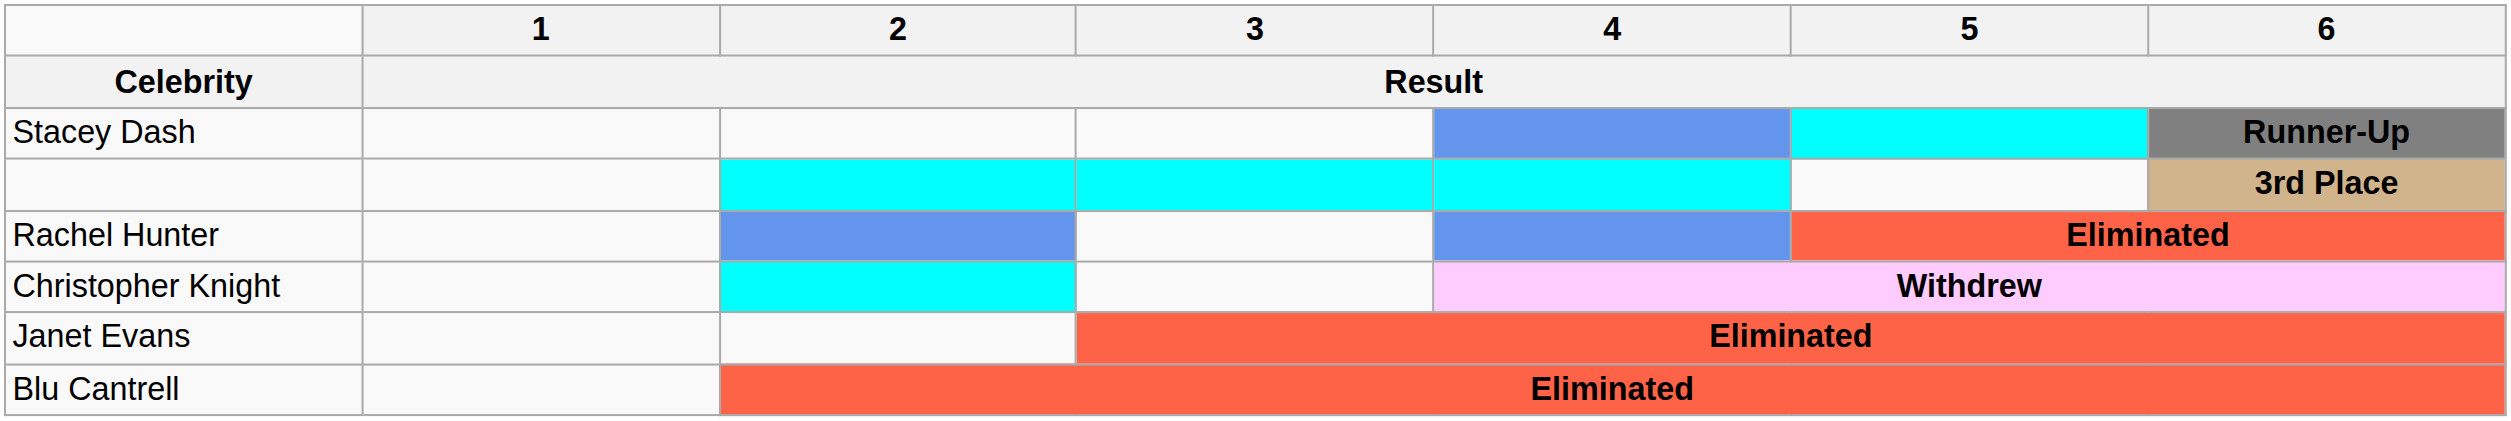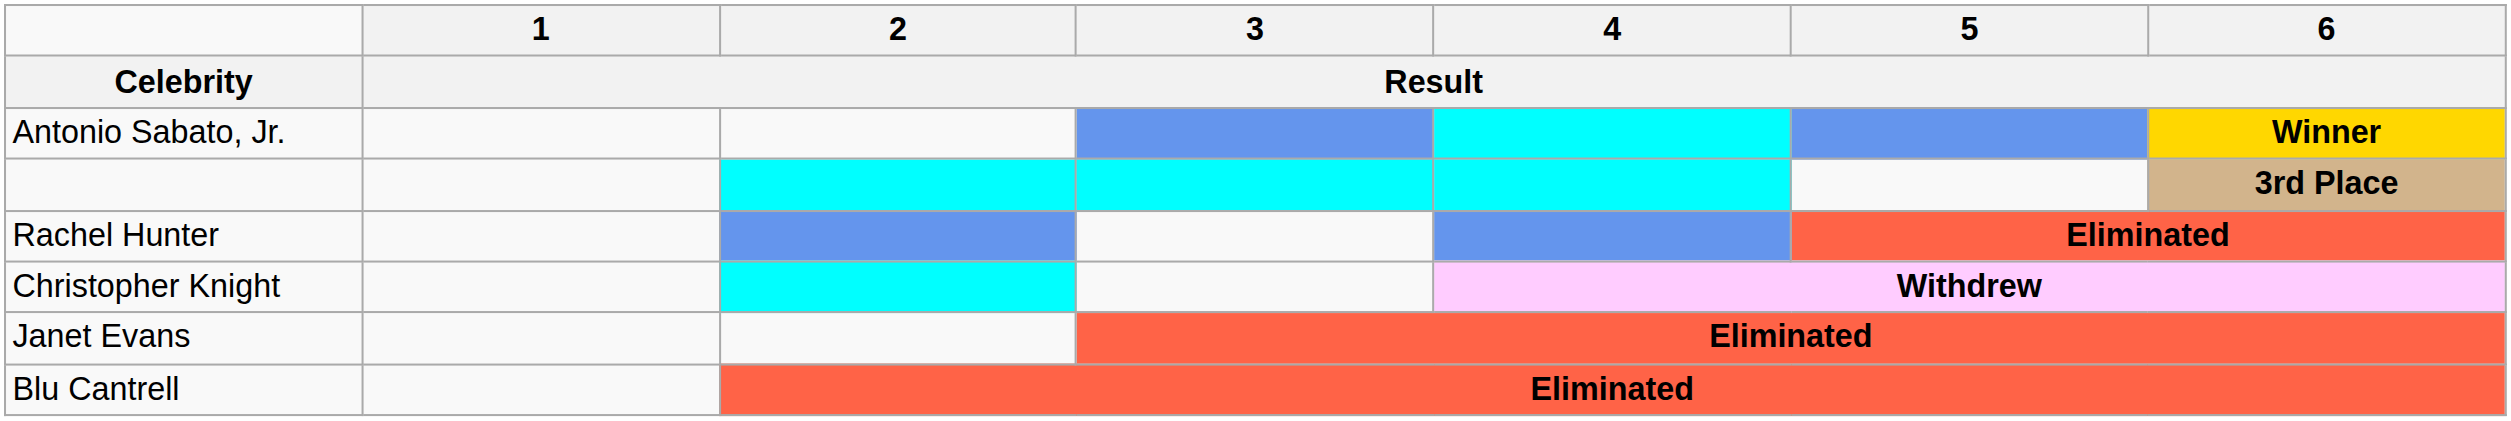+ row: (149, 132)
- row: (104, 132)
